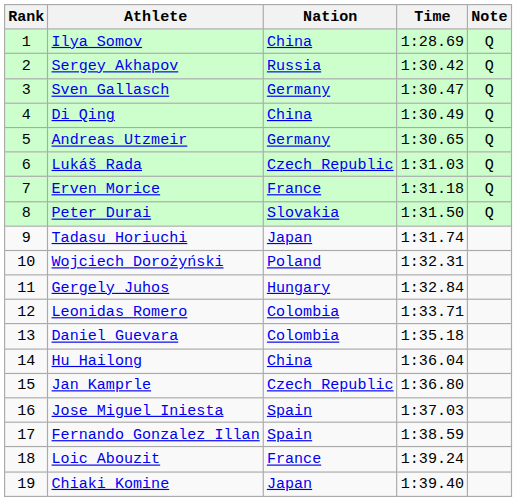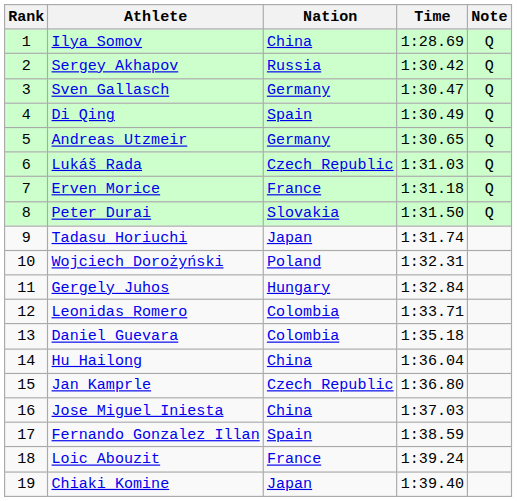(290, 115) China -> (290, 115) Spain
(290, 410) Spain -> (290, 410) China
